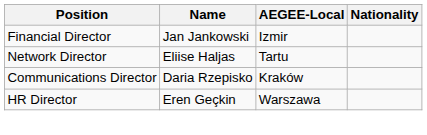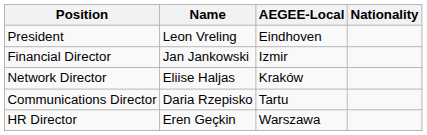+ row: (36, 36)
(274, 57) Tartu -> (281, 78) Kraków
(281, 78) Kraków -> (274, 99) Tartu
